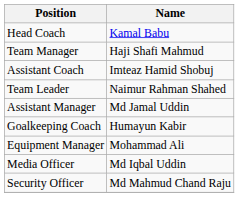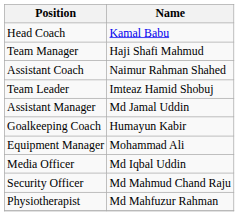(162, 70) Imteaz Hamid Shobuj -> (168, 70) Naimur Rahman Shahed
(168, 88) Naimur Rahman Shahed -> (162, 88) Imteaz Hamid Shobuj
+ row: (44, 201)
